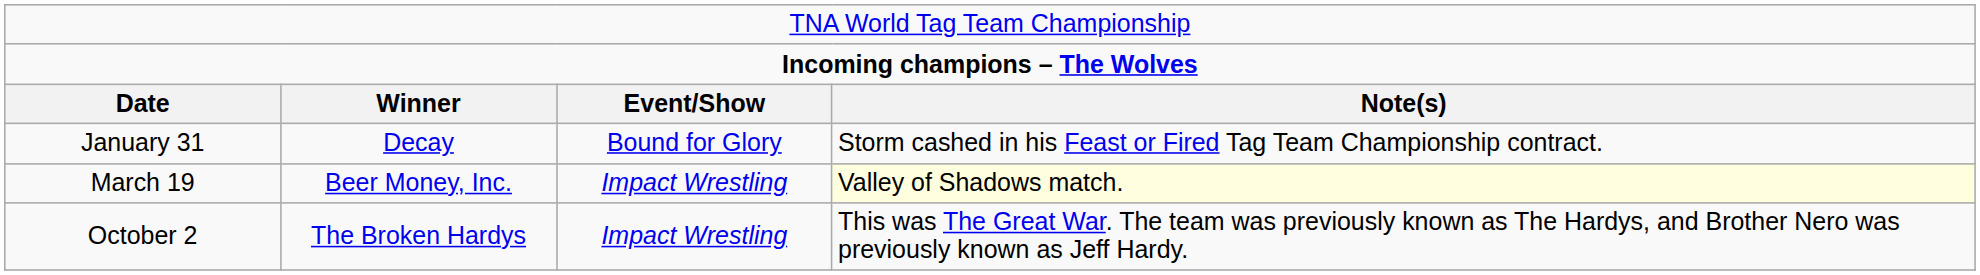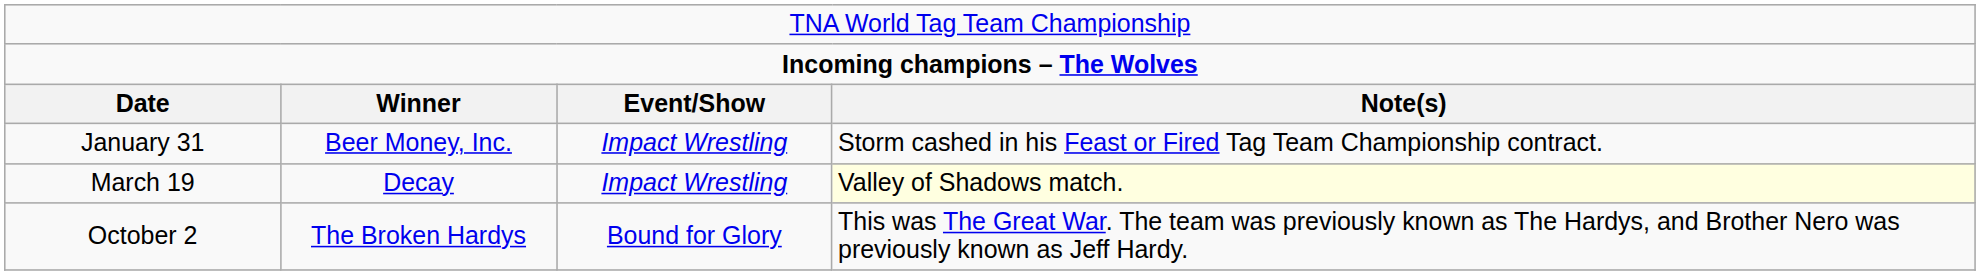(419, 143) Decay -> (419, 143) Beer Money, Inc.
(694, 143) Bound for Glory -> (694, 143) Impact Wrestling
(419, 182) Beer Money, Inc. -> (419, 182) Decay
(694, 236) Impact Wrestling -> (694, 236) Bound for Glory
